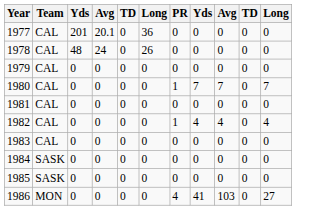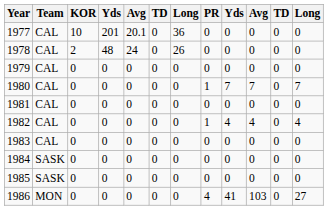+ column: (83, 13)
